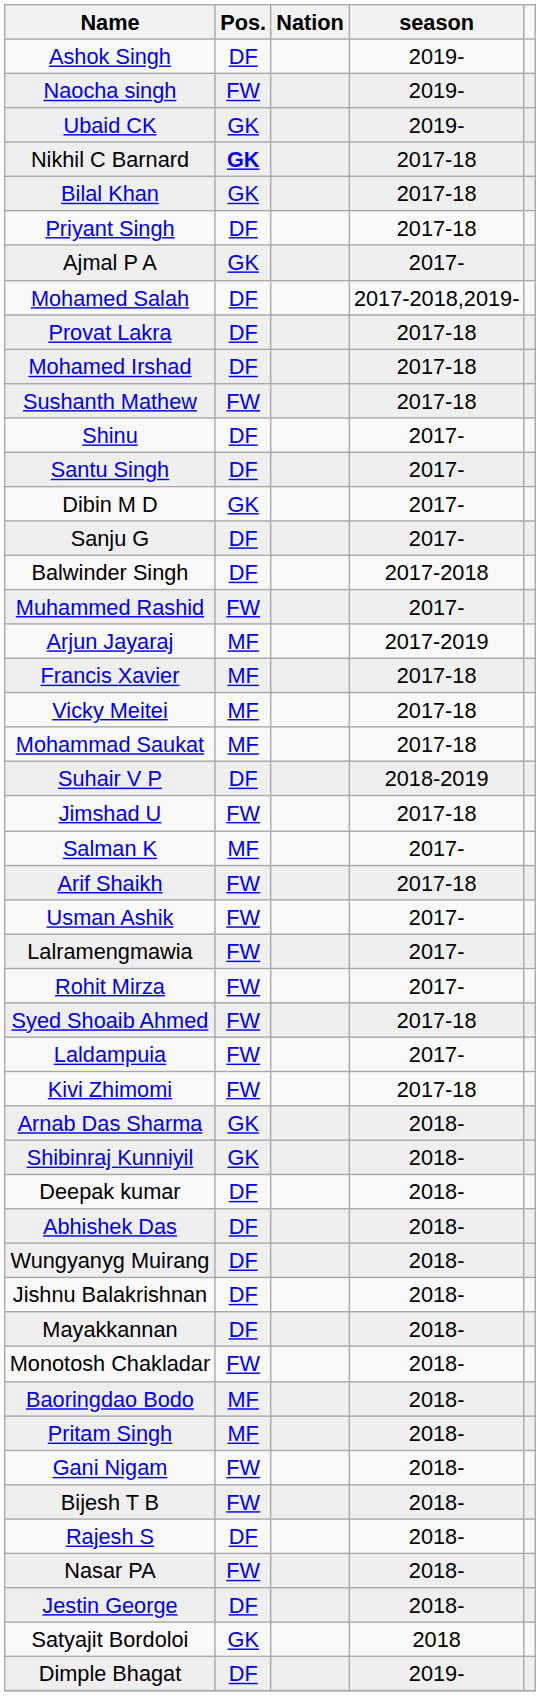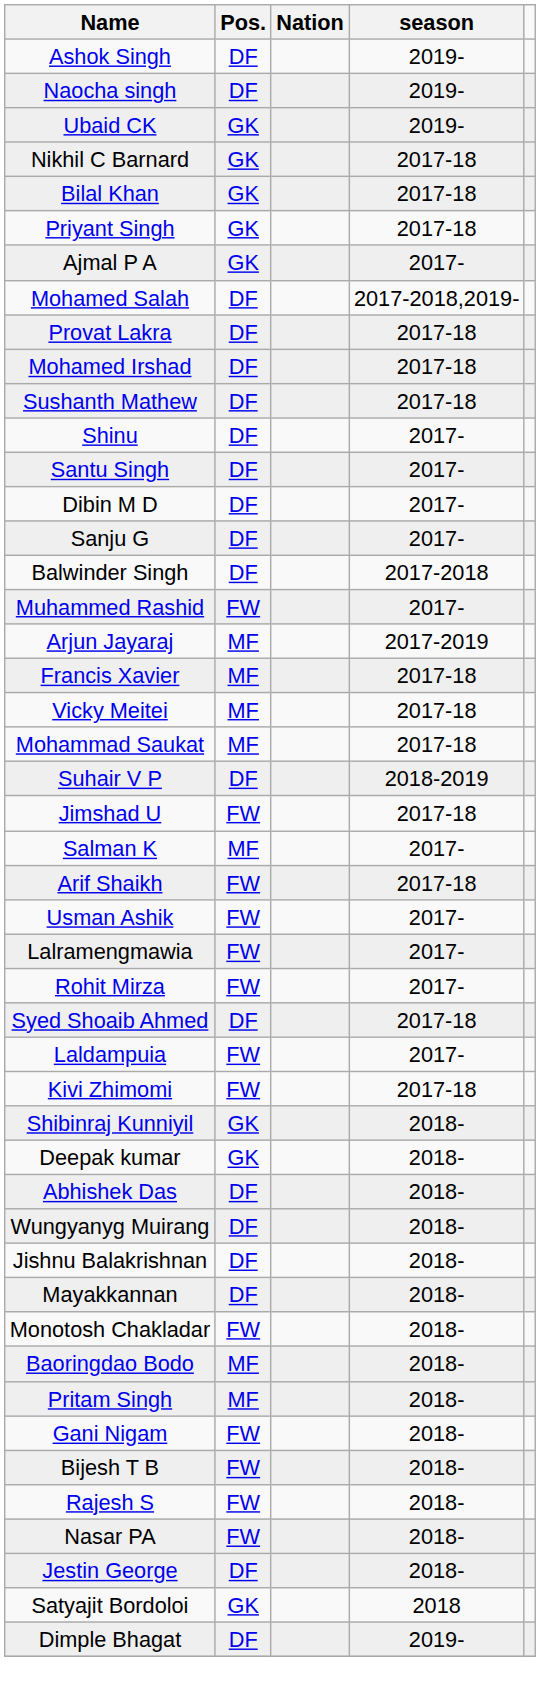(243, 91) FW -> (243, 91) DF
(243, 160) bold -> (243, 160) normal
(243, 229) DF -> (243, 229) GK
(243, 401) FW -> (243, 401) DF
(243, 504) GK -> (243, 504) DF
(243, 1020) FW -> (243, 1020) DF
- row: (110, 1123)
(243, 1192) DF -> (243, 1158) GK
(243, 1536) DF -> (243, 1502) FW
